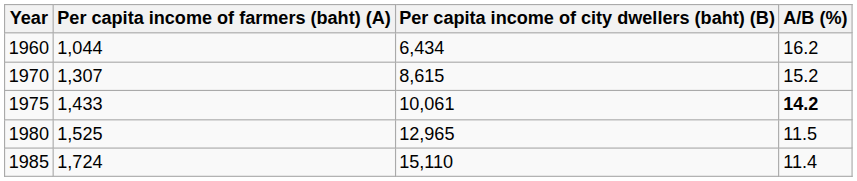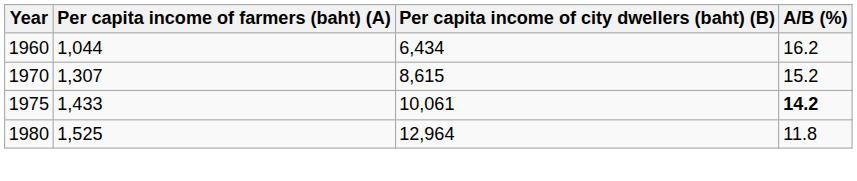(427, 133) 12,965 -> (427, 133) 12,964
(800, 133) 11.5 -> (800, 133) 11.8
- row: (29, 162)
